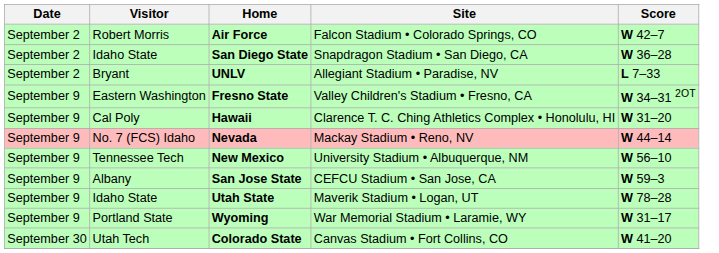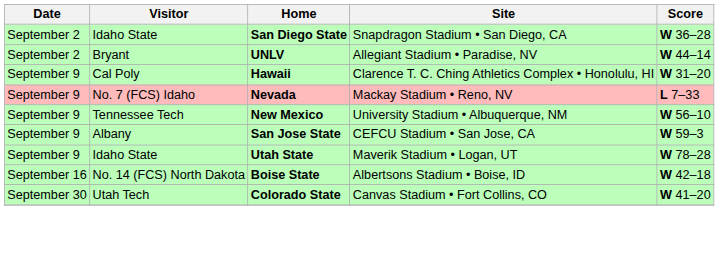- row: (239, 34)
(641, 74) L 7–33 -> (685, 54) W 44–14
- row: (250, 96)
(646, 138) W 44–14 -> (680, 94) L 7–33
- row: (240, 218)
+ row: (285, 174)
